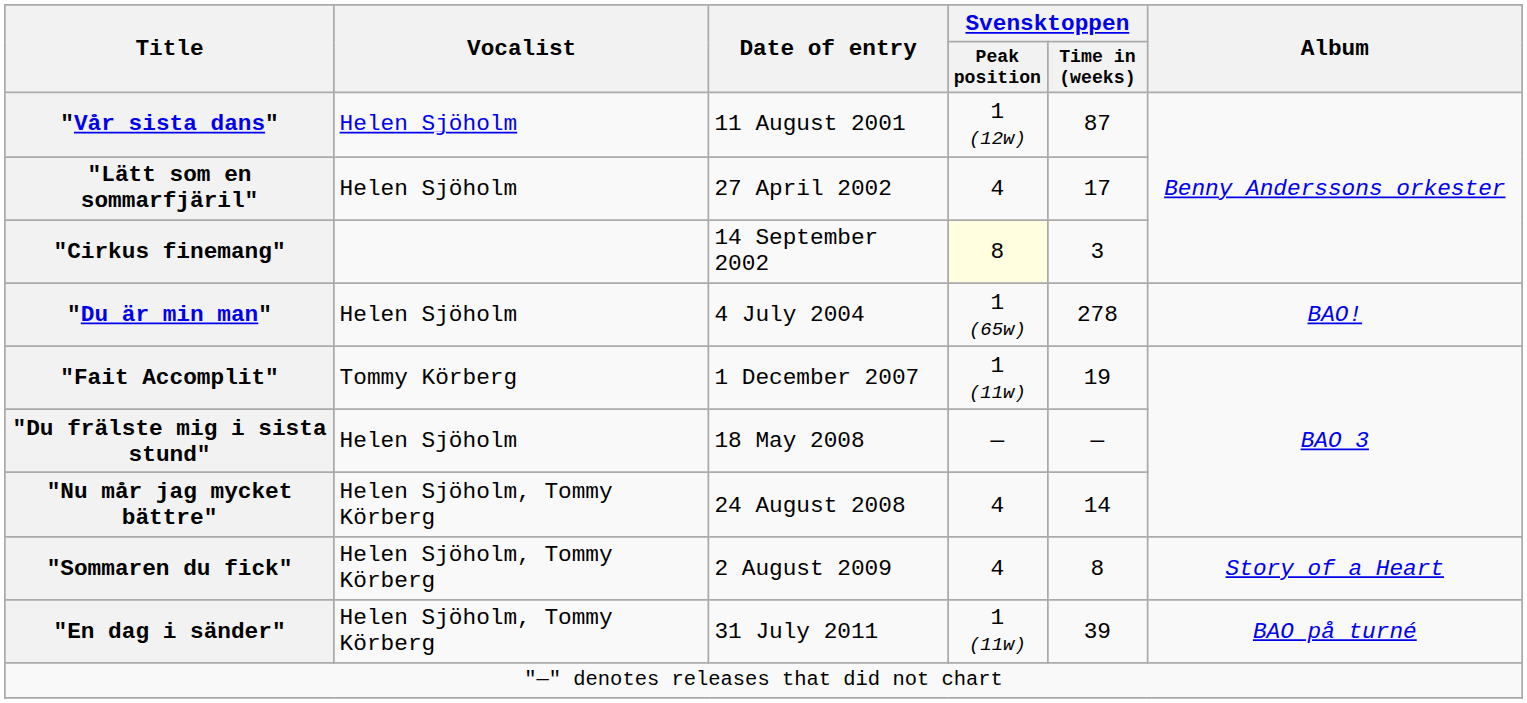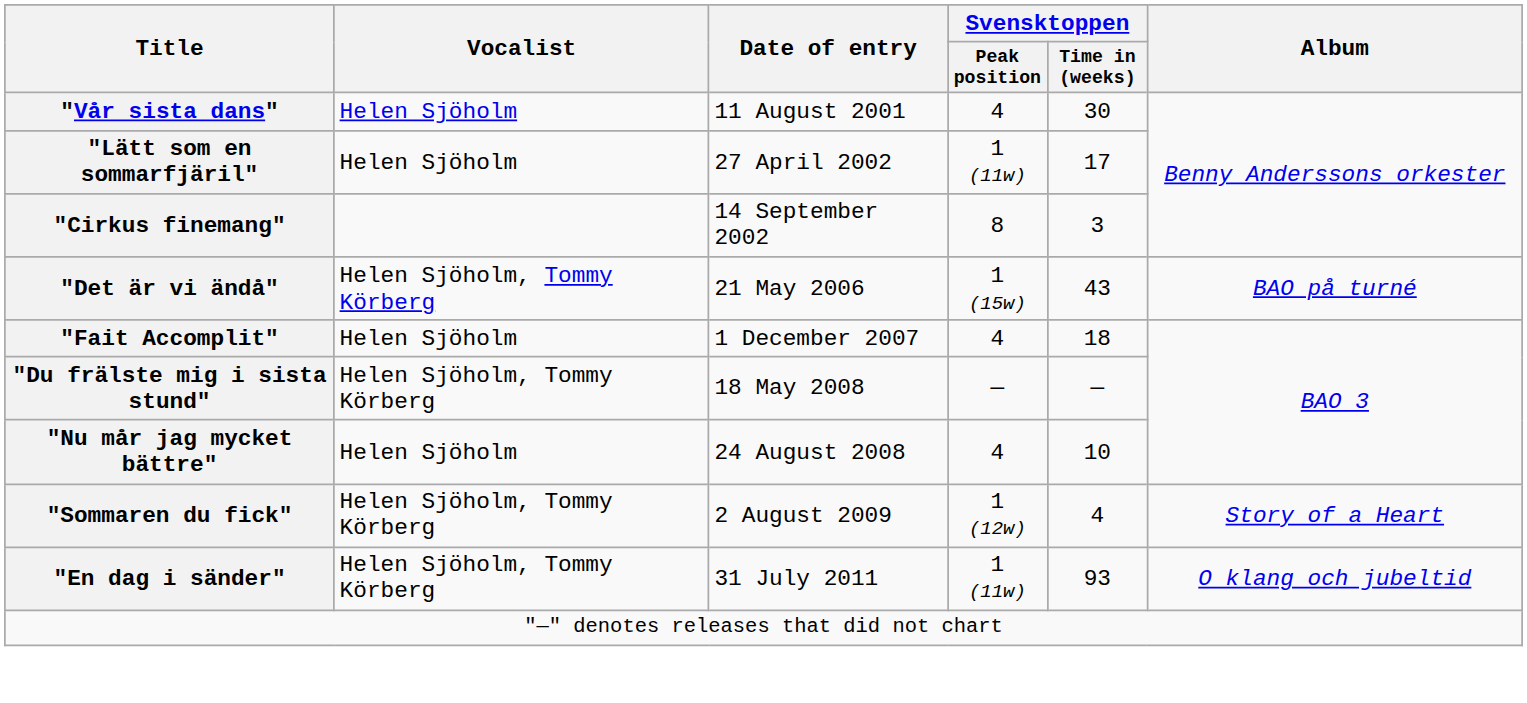(997, 124) 1 (12w) -> (997, 112) 4
(1097, 125) 87 -> (1097, 112) 30
(997, 188) 4 -> (997, 161) 1 (11w)
(997, 251) lightyellow background -> (997, 225) no background
- row: (170, 315)
+ row: (170, 288)
(428, 378) Tommy Körberg -> (428, 339) Helen Sjöholm
(997, 377) 1 (11w) -> (997, 339) 4
(1097, 378) 19 -> (1097, 339) 18
(428, 441) Helen Sjöholm -> (476, 389) Helen Sjöholm, Tommy Körberg
(476, 505) Helen Sjöholm, Tommy Körberg -> (428, 452) Helen Sjöholm
(1097, 505) 14 -> (1097, 452) 10
(997, 568) 4 -> (997, 515) 1 (12w)
(1097, 568) 8 -> (1097, 515) 4
(1097, 631) 39 -> (1097, 579) 93
(1335, 631) BAO på turné -> (1335, 579) O klang och jubeltid
